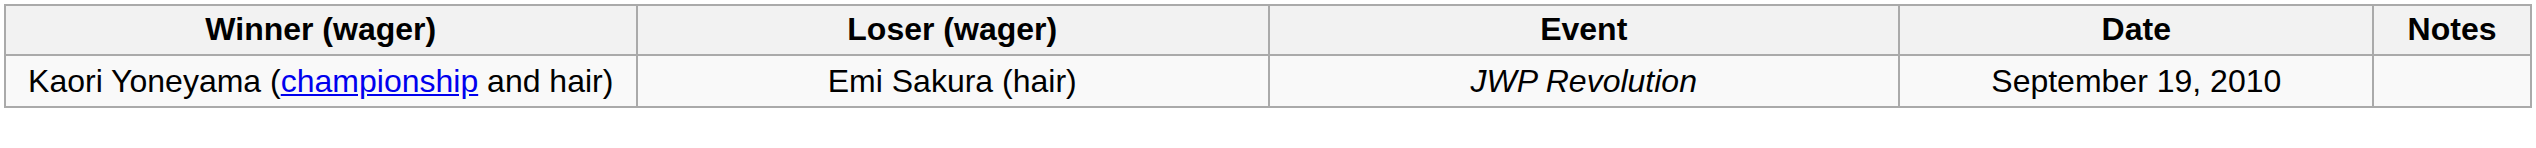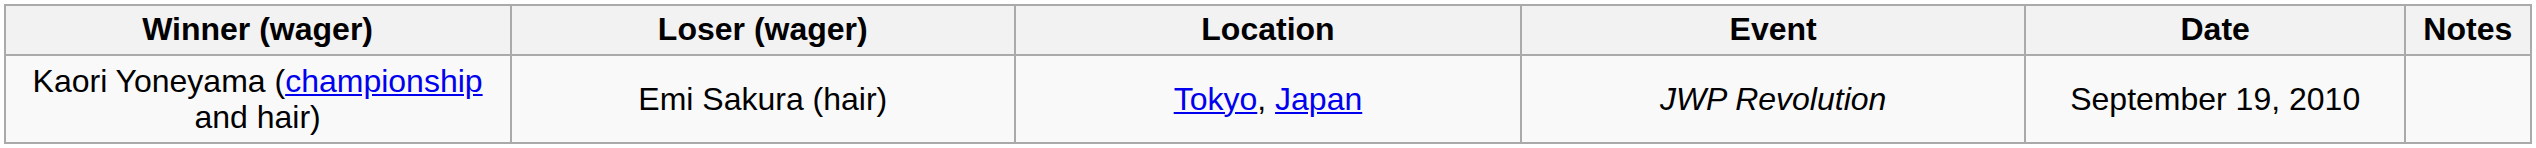+ column: (1268, 29)
